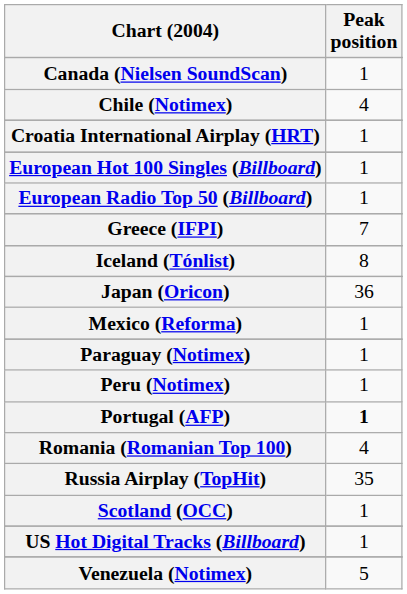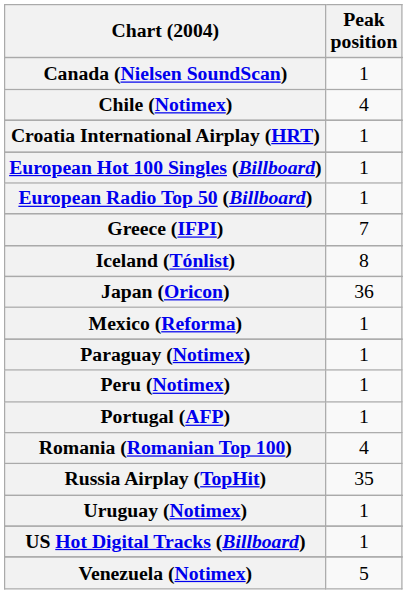(364, 416) bold -> (364, 416) normal
- row: (165, 510)
+ row: (165, 510)
